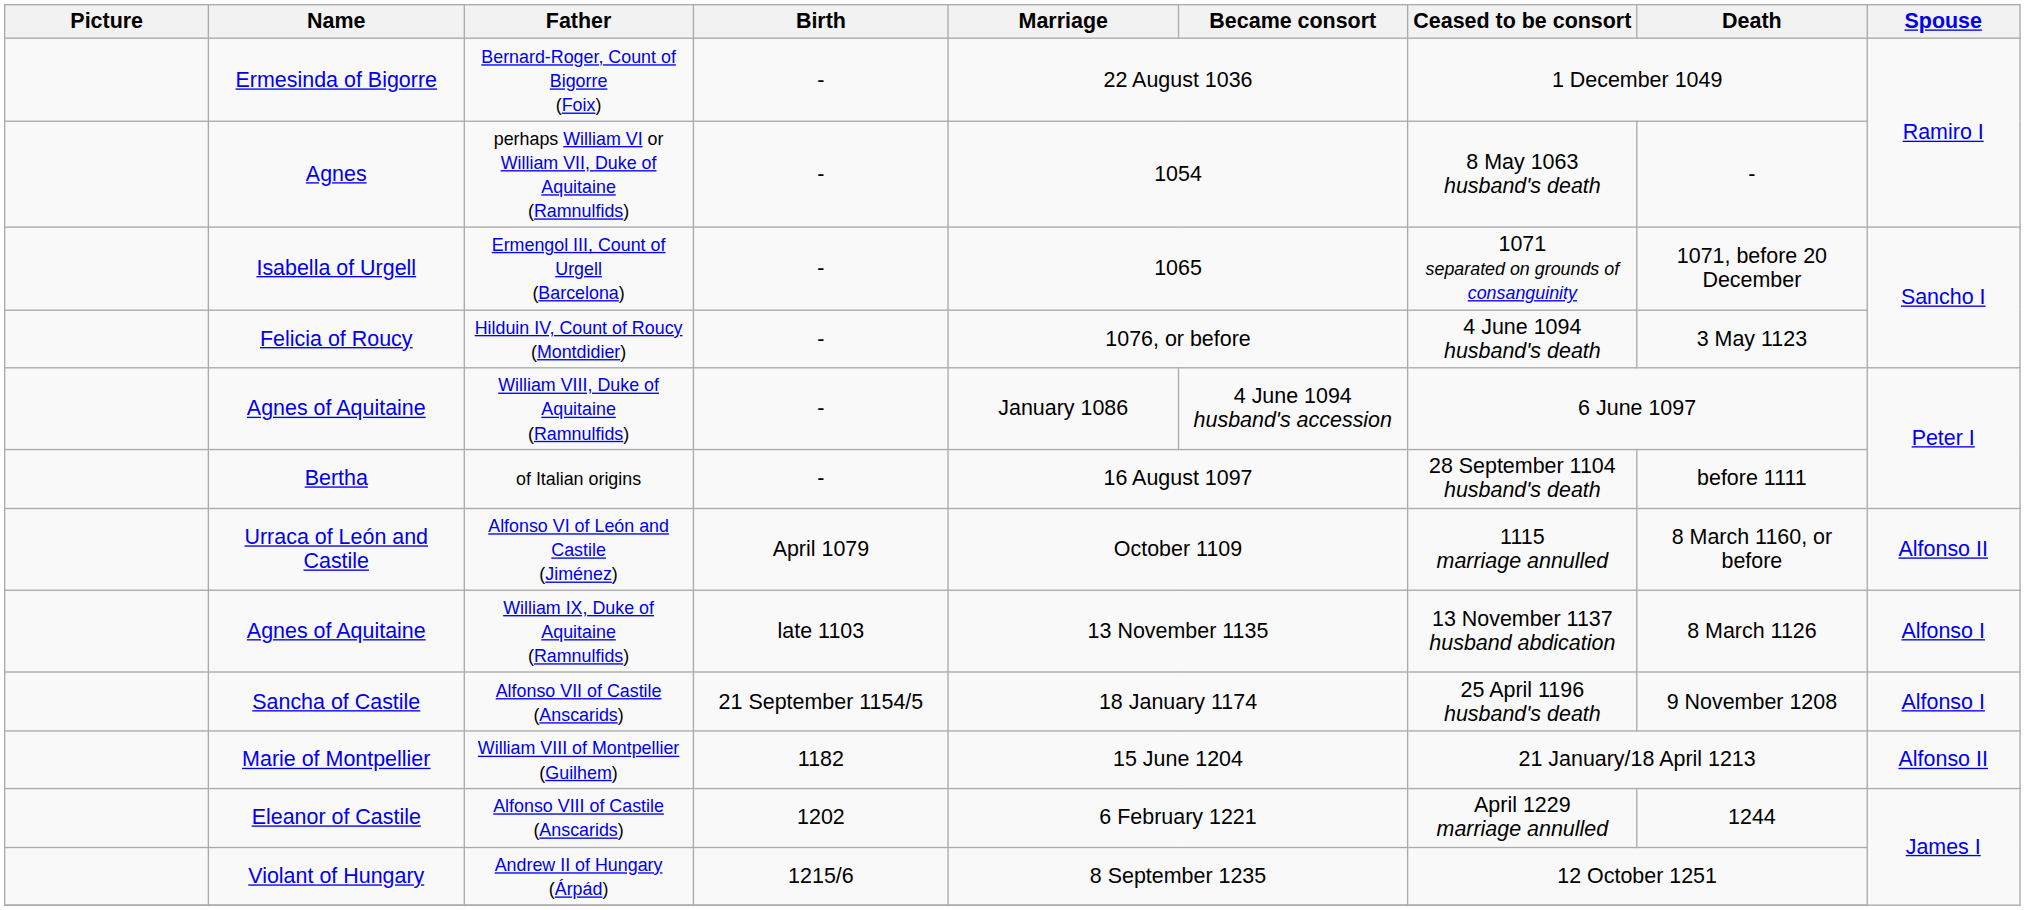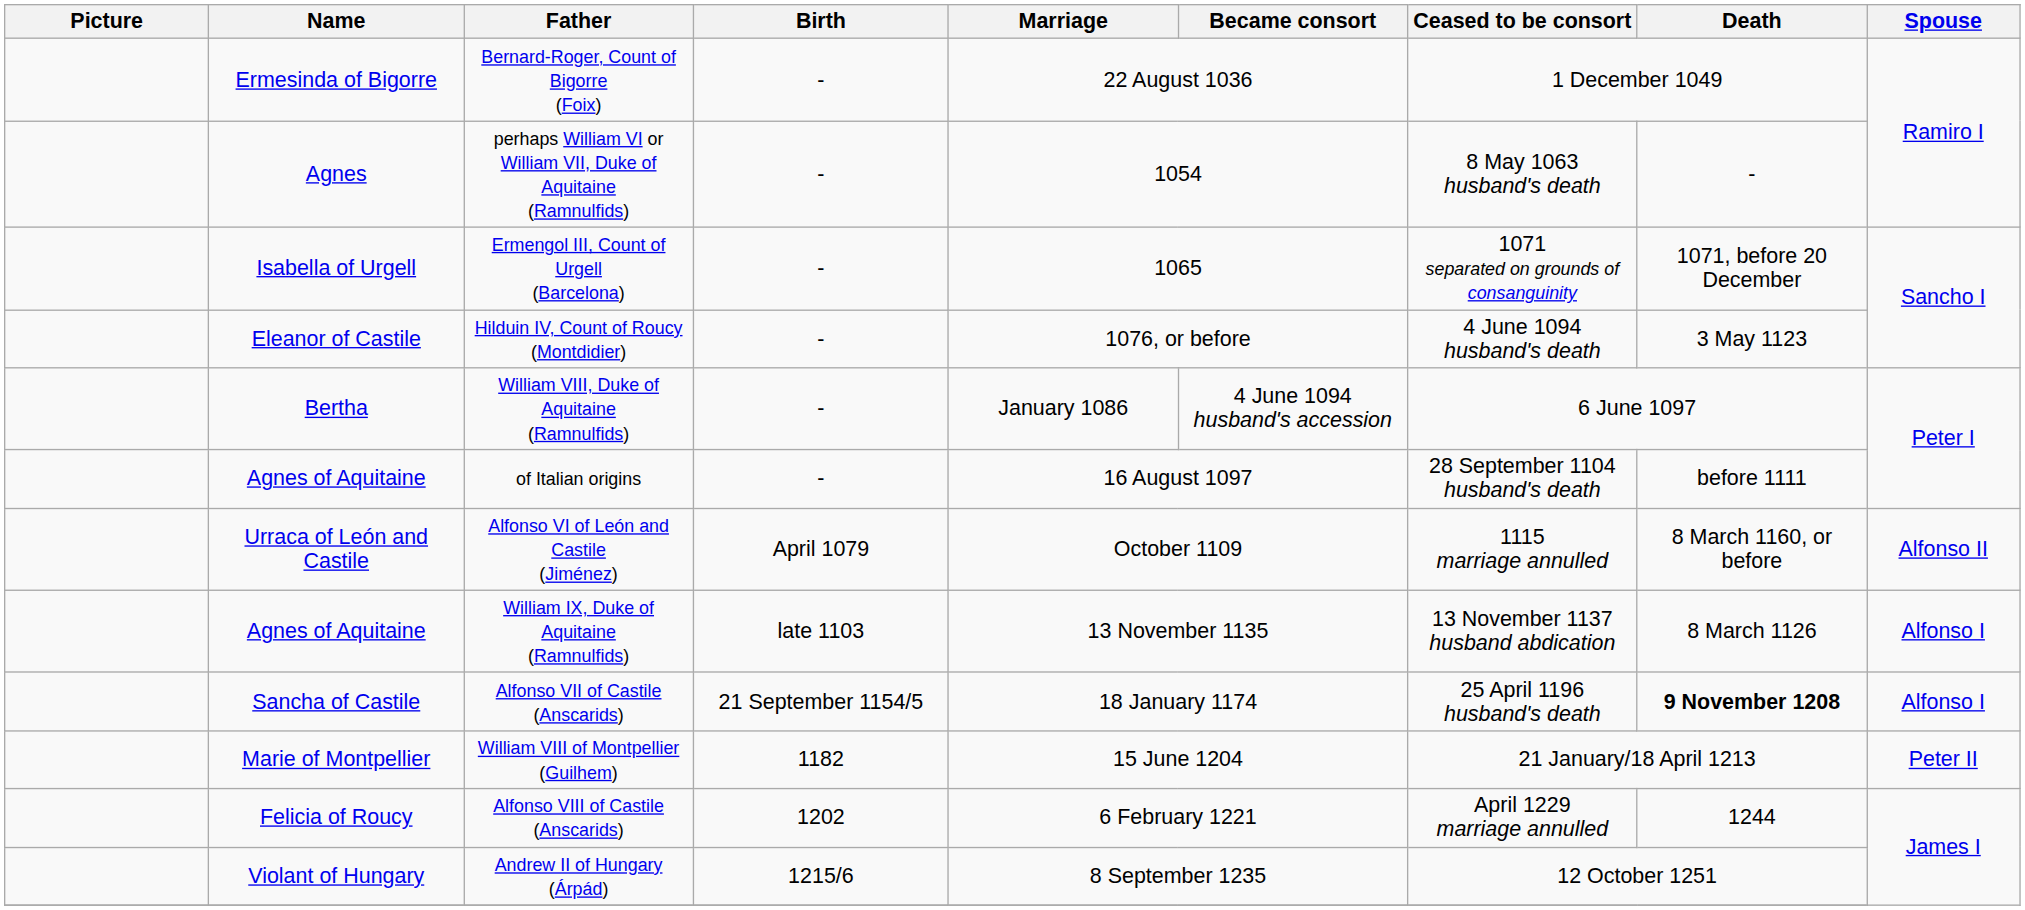(336, 338) Felicia of Roucy -> (336, 338) Eleanor of Castile
(336, 408) Agnes of Aquitaine -> (336, 408) Bertha
(336, 478) Bertha -> (336, 478) Agnes of Aquitaine
(1752, 701) normal -> (1752, 701) bold
(1943, 759) Alfonso II -> (1943, 759) Peter II
(336, 817) Eleanor of Castile -> (336, 817) Felicia of Roucy
